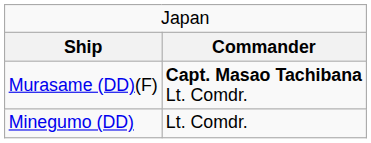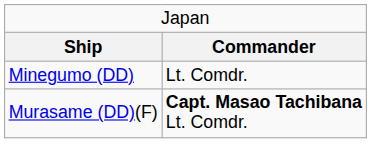rows swapped: (83, 84) <-> (71, 123)
